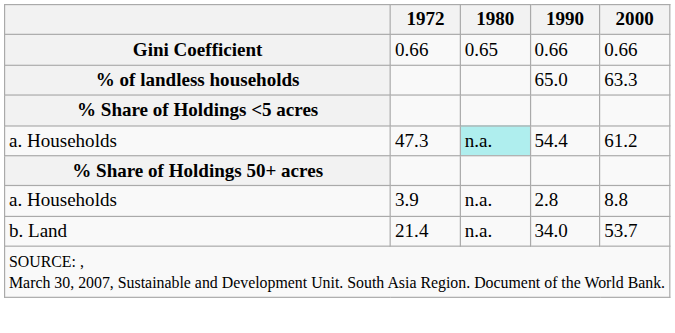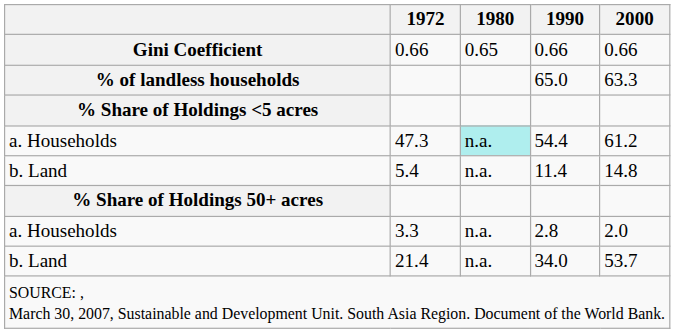+ row: (38, 170)
(407, 200) 3.9 -> (407, 230) 3.3
(616, 200) 8.8 -> (616, 230) 2.0
